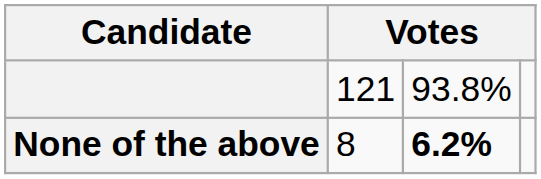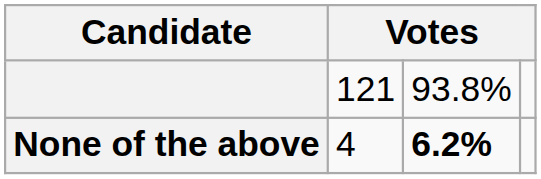(346, 144) 8 -> (346, 144) 4
